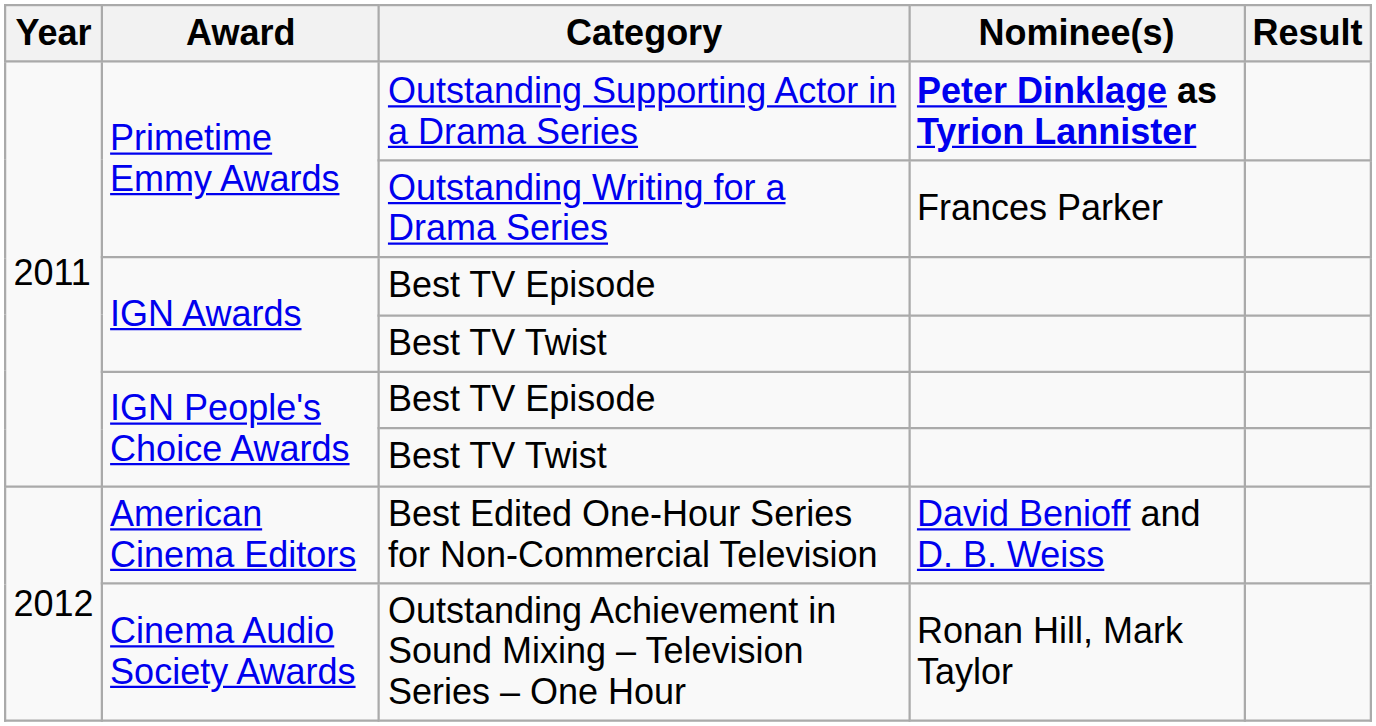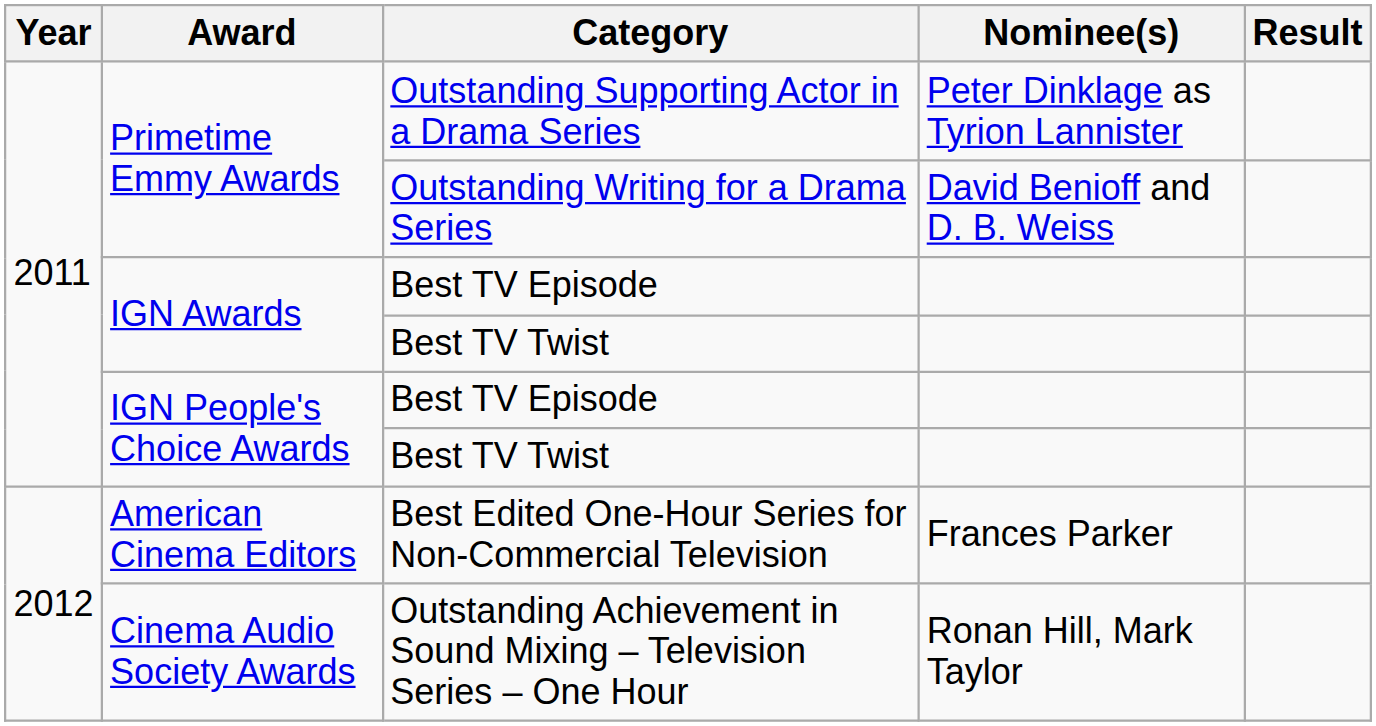(1067, 110) bold -> (1069, 110) normal
(1040, 207) Frances Parker -> (1068, 207) David Benioff and D. B. Weiss
(1059, 533) David Benioff and D. B. Weiss -> (1050, 533) Frances Parker
